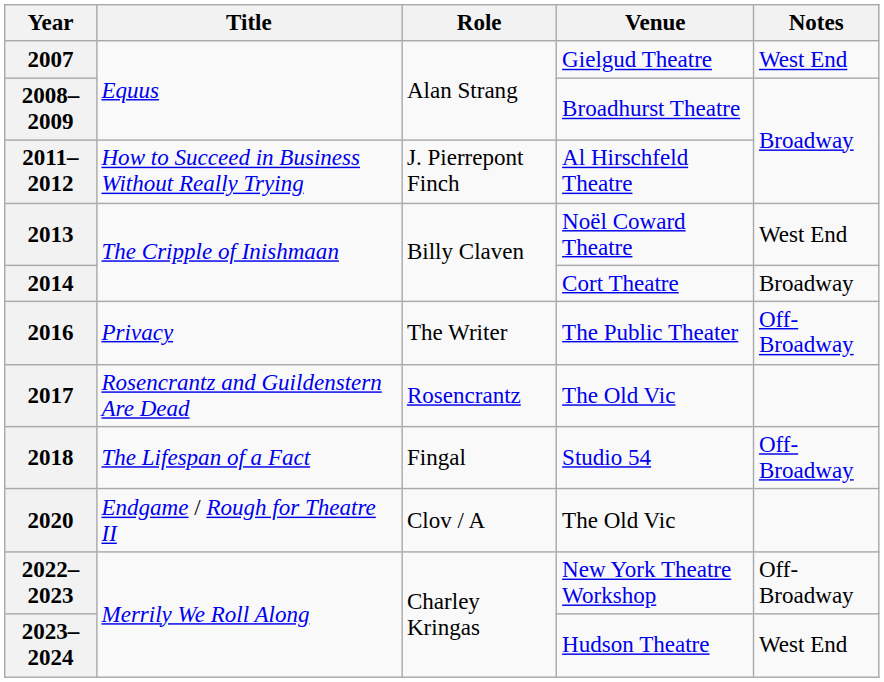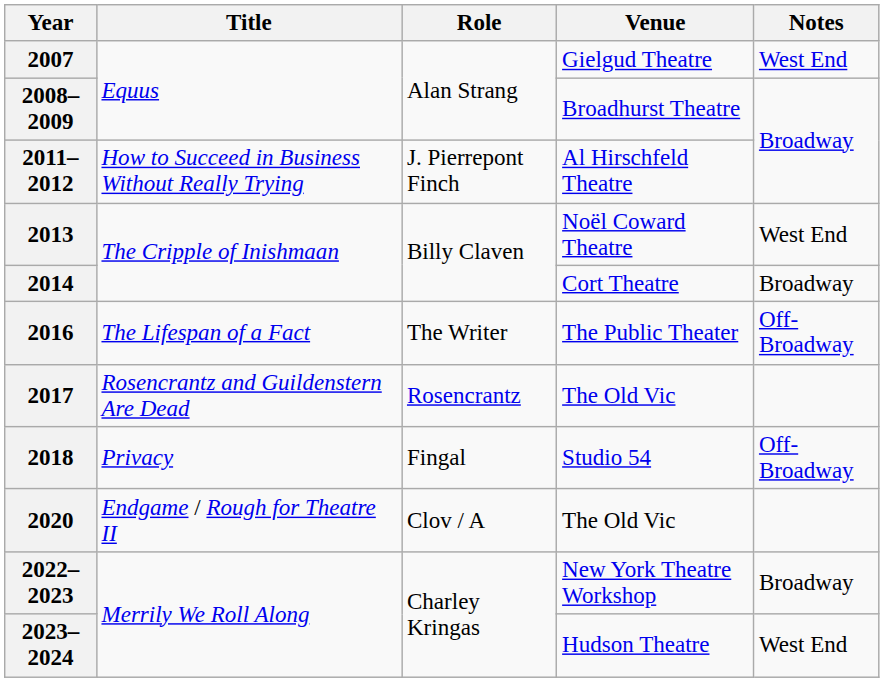(137, 332) Privacy -> (206, 332) The Lifespan of a Fact
(206, 457) The Lifespan of a Fact -> (137, 457) Privacy
(806, 582) Off-Broadway -> (806, 582) Broadway
